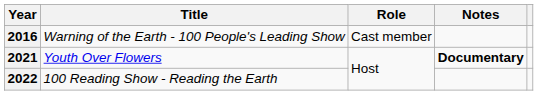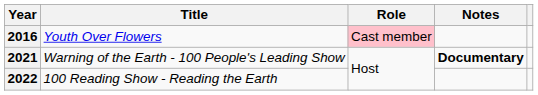(194, 36) Warning of the Earth - 100 People's Leading Show -> (103, 36) Youth Over Flowers
(391, 36) no background -> (391, 36) pink background
(103, 57) Youth Over Flowers -> (194, 57) Warning of the Earth - 100 People's Leading Show
